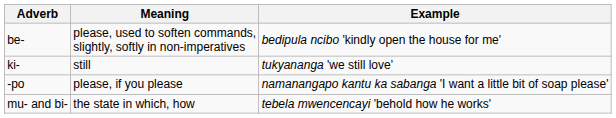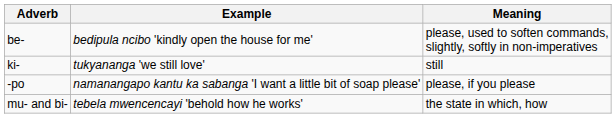columns swapped: (165, 14) <-> (435, 14)
